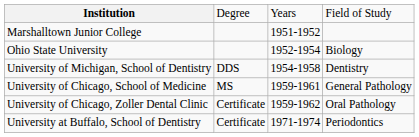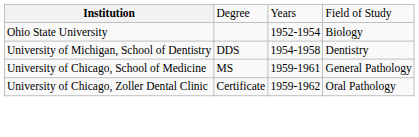- row: (74, 31)
- row: (104, 123)
